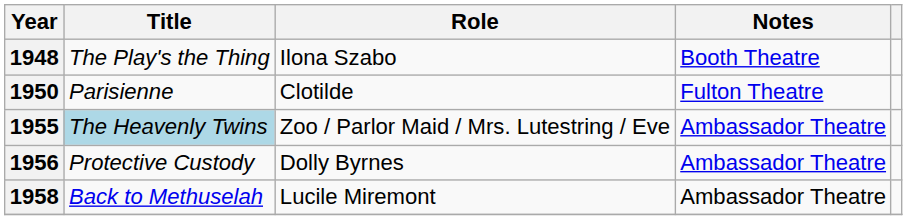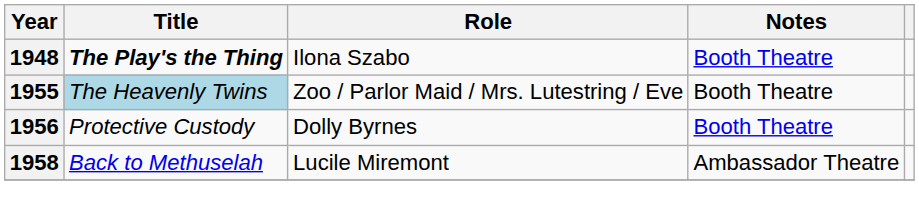(169, 57) normal -> (176, 57) bold
- row: (34, 92)
(783, 127) Ambassador Theatre -> (763, 92) Booth Theatre
(783, 162) Ambassador Theatre -> (763, 127) Booth Theatre
